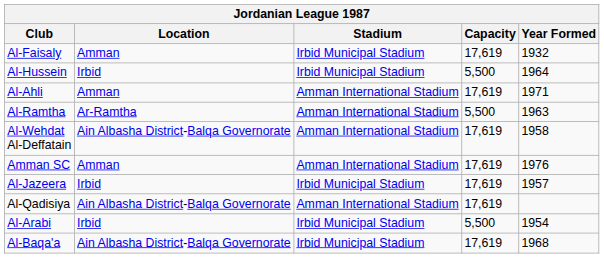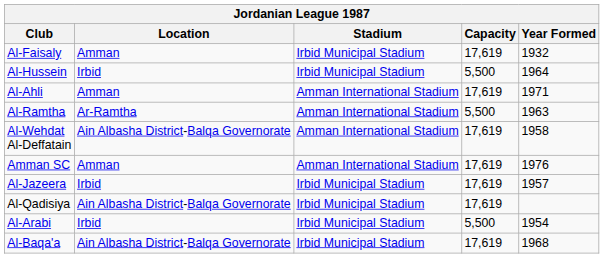(378, 203) Amman International Stadium -> (360, 203) Irbid Municipal Stadium
